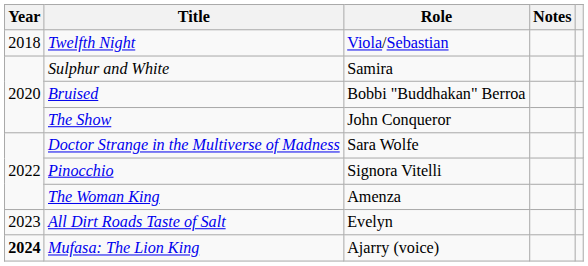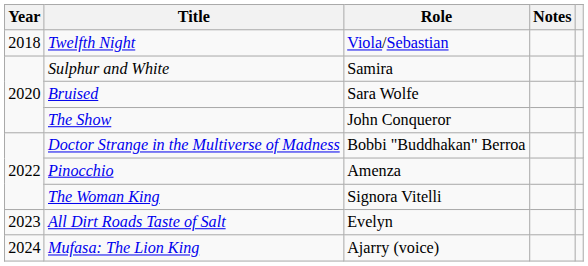(436, 94) Bobbi "Buddhakan" Berroa -> (383, 94) Sara Wolfe
(383, 145) Sara Wolfe -> (436, 145) Bobbi "Buddhakan" Berroa
(394, 171) Signora Vitelli -> (374, 171) Amenza
(374, 196) Amenza -> (394, 196) Signora Vitelli
(24, 247) bold -> (24, 247) normal
